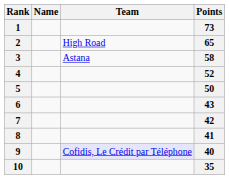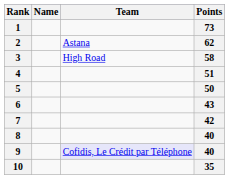(84, 43) High Road -> (76, 43) Astana
(209, 43) 65 -> (209, 43) 62
(76, 58) Astana -> (84, 58) High Road
(209, 74) 52 -> (209, 74) 51
(209, 136) 41 -> (209, 136) 40
